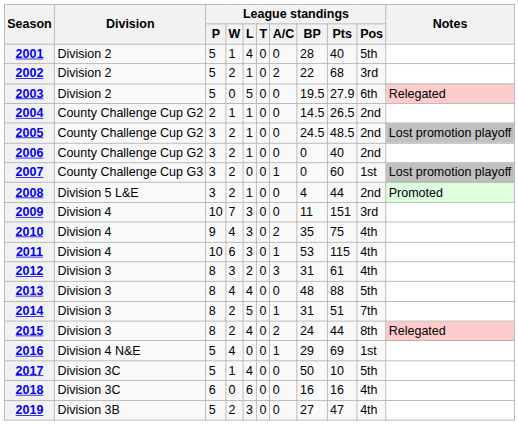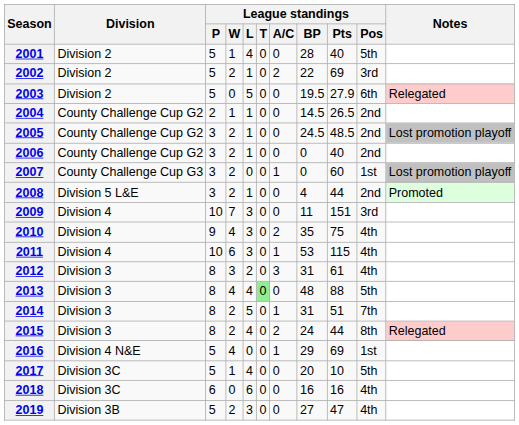(337, 73) 68 -> (337, 73) 69
(263, 291) no background -> (263, 291) lightgreen background
(307, 370) 50 -> (307, 370) 20
